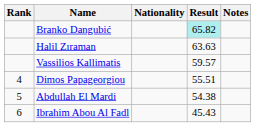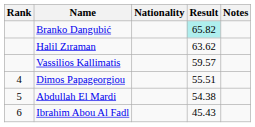(204, 46) 63.63 -> (204, 46) 63.62
